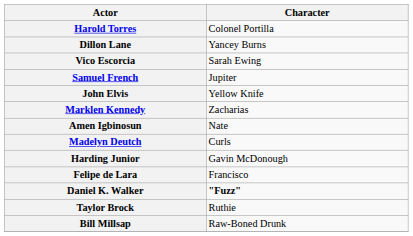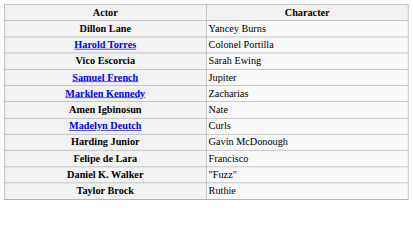rows swapped: (105, 45) <-> (105, 28)
- row: (105, 93)
(225, 191) bold -> (223, 175) normal
- row: (105, 223)
